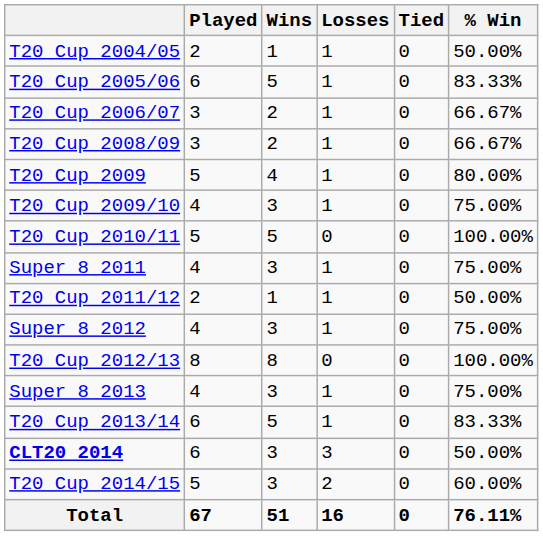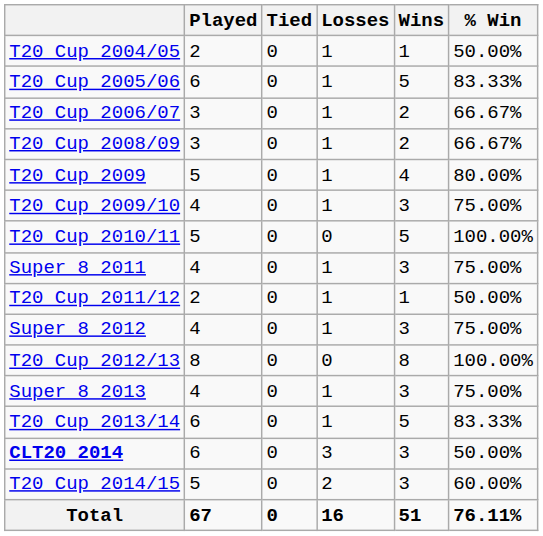columns swapped: (289, 20) <-> (421, 20)
